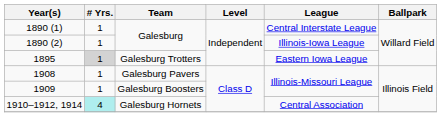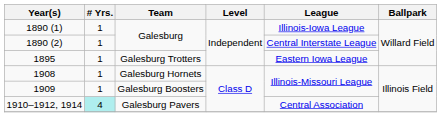(321, 28) Central Interstate League -> (321, 28) Illinois-Iowa League
(321, 43) Illinois-Iowa League -> (321, 43) Central Interstate League
(100, 58) lightgrey background -> (100, 58) no background
(161, 74) Galesburg Pavers -> (161, 74) Galesburg Hornets
(161, 105) Galesburg Hornets -> (161, 105) Galesburg Pavers
